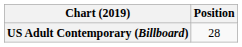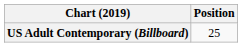(214, 32) 28 -> (214, 32) 25
